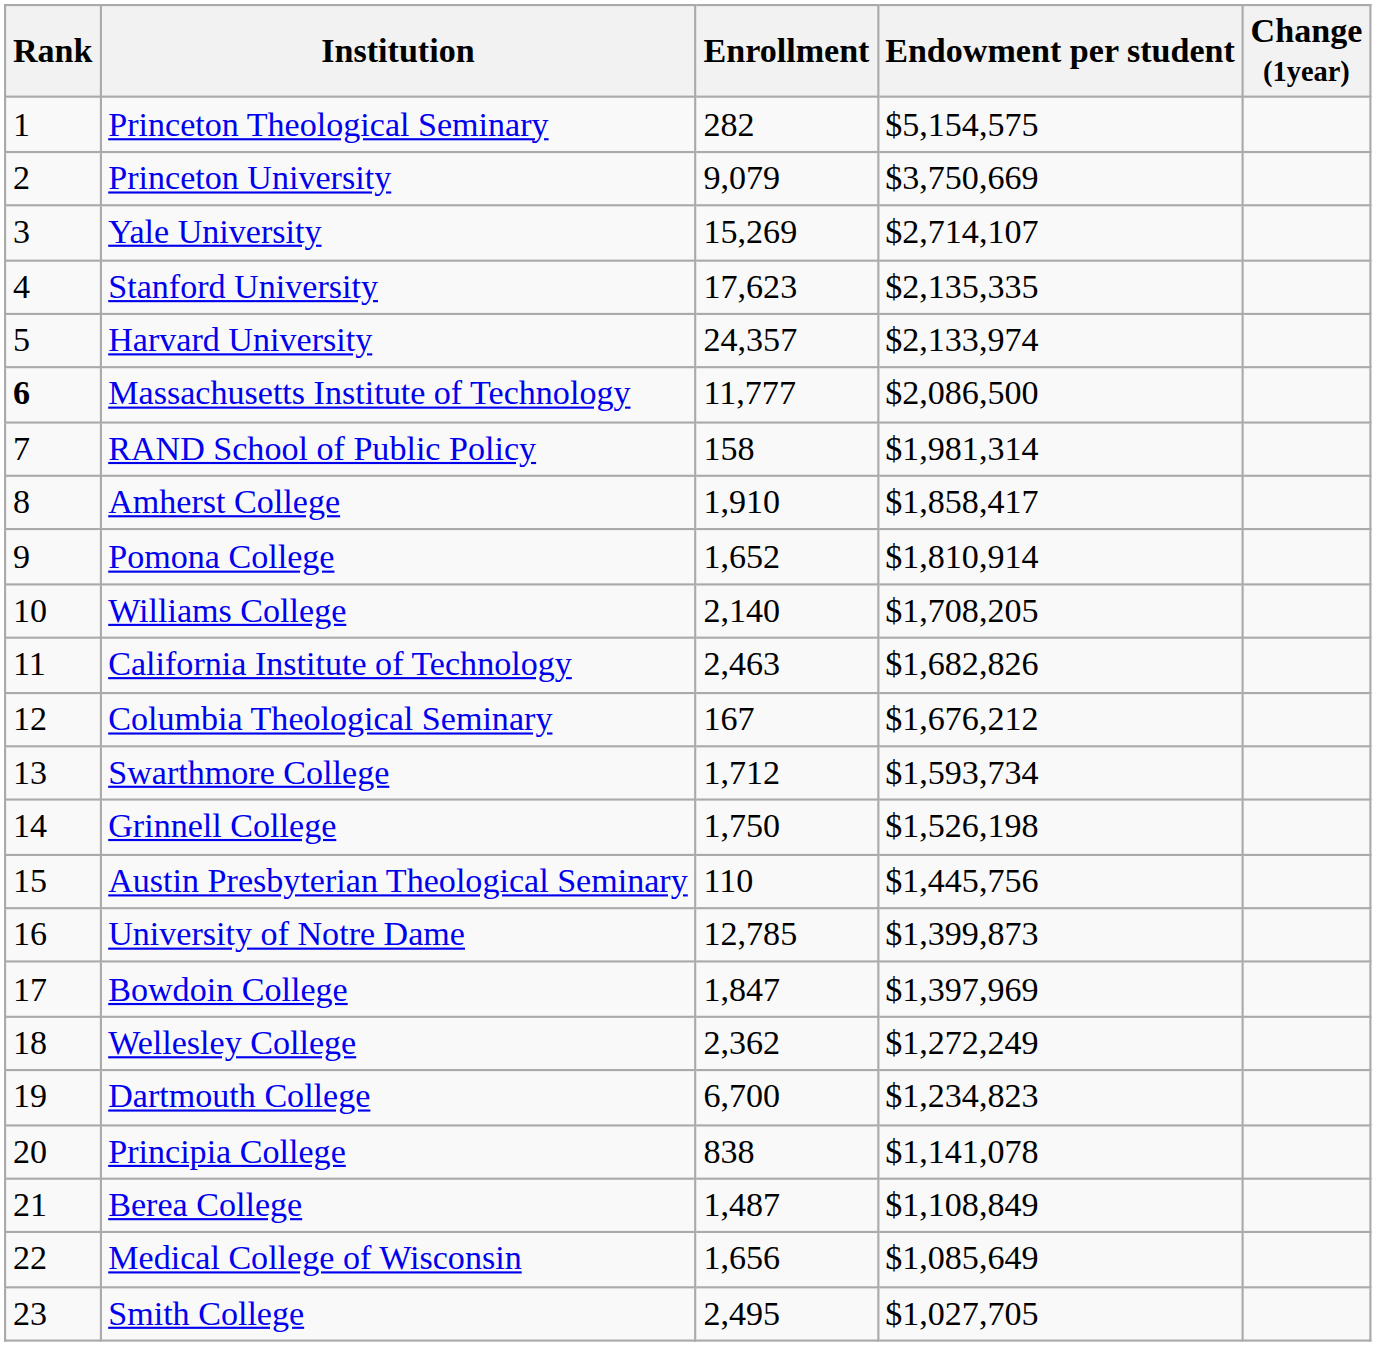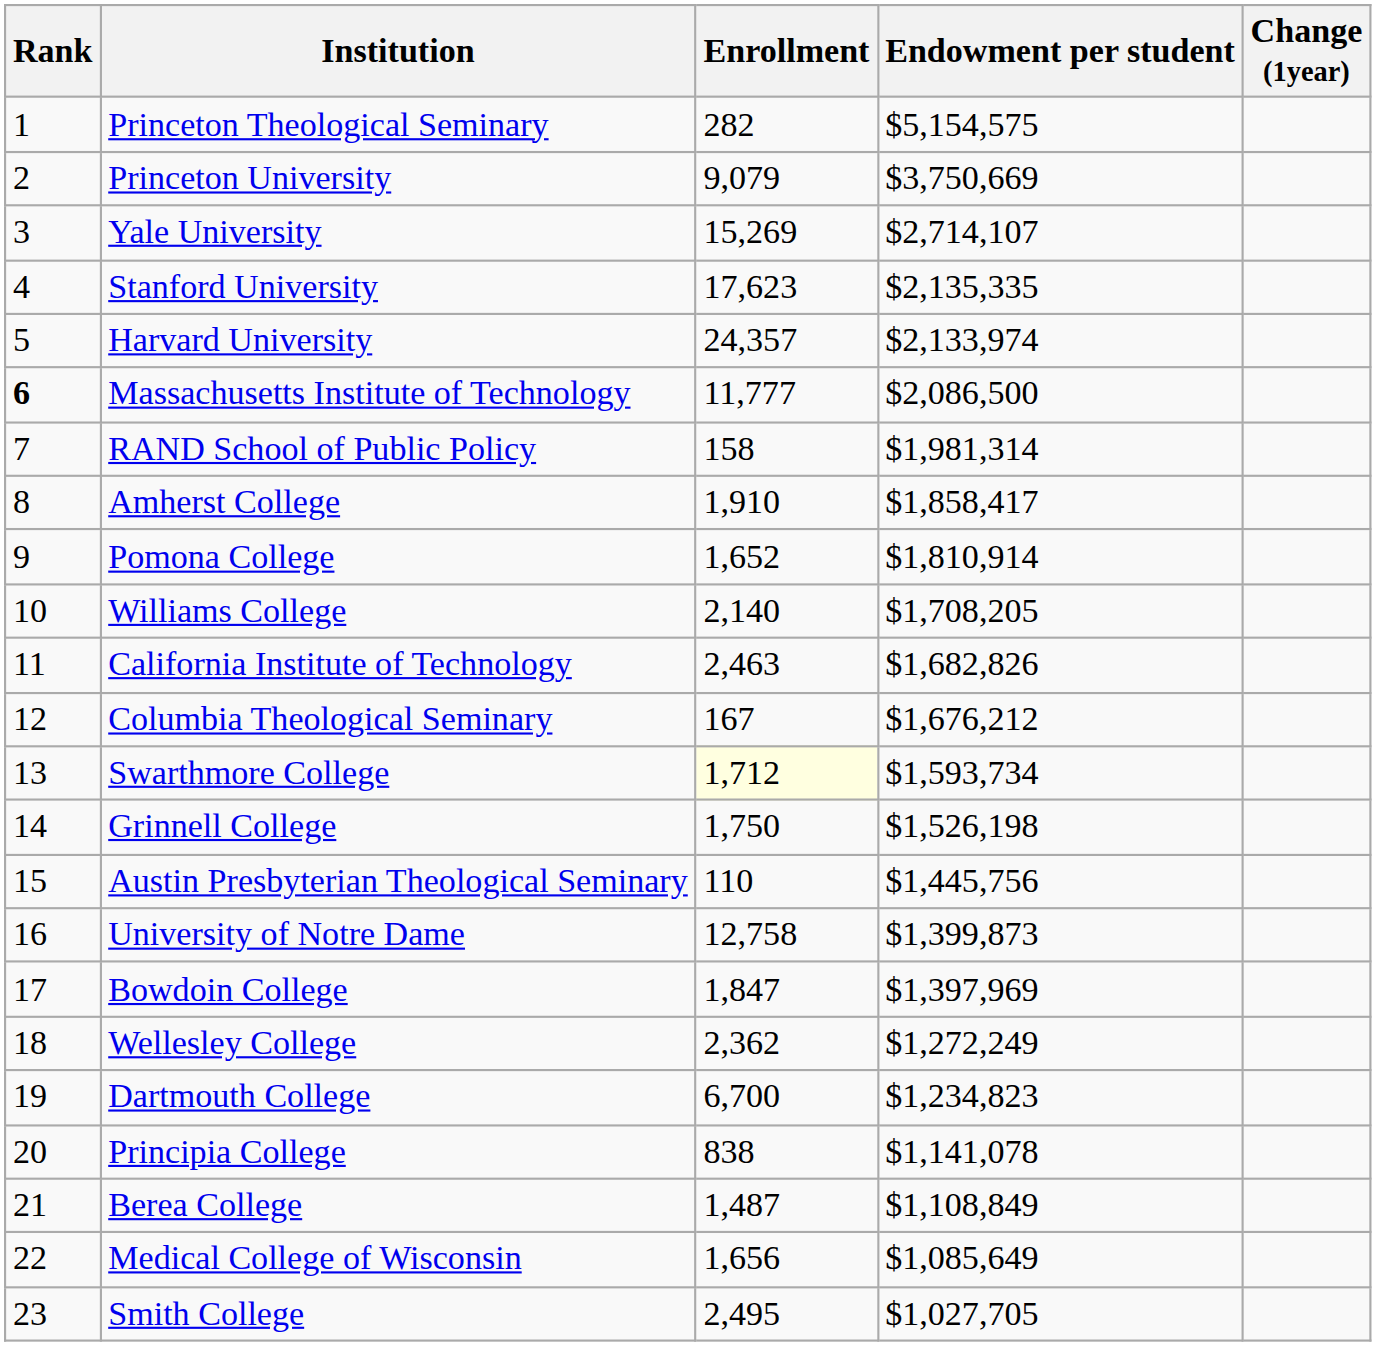(742, 772) no background -> (742, 772) lightyellow background
(750, 934) 12,785 -> (750, 934) 12,758
